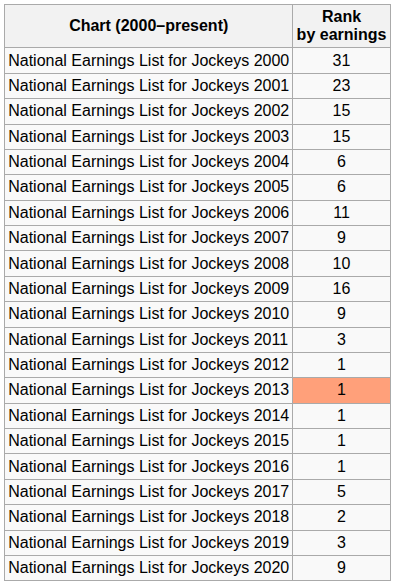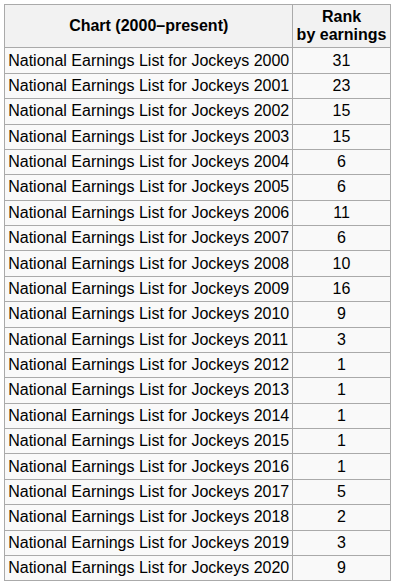(342, 238) 9 -> (342, 238) 6
(342, 390) lightsalmon background -> (342, 390) no background
